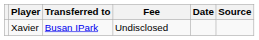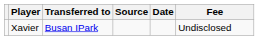columns swapped: (152, 12) <-> (235, 12)
